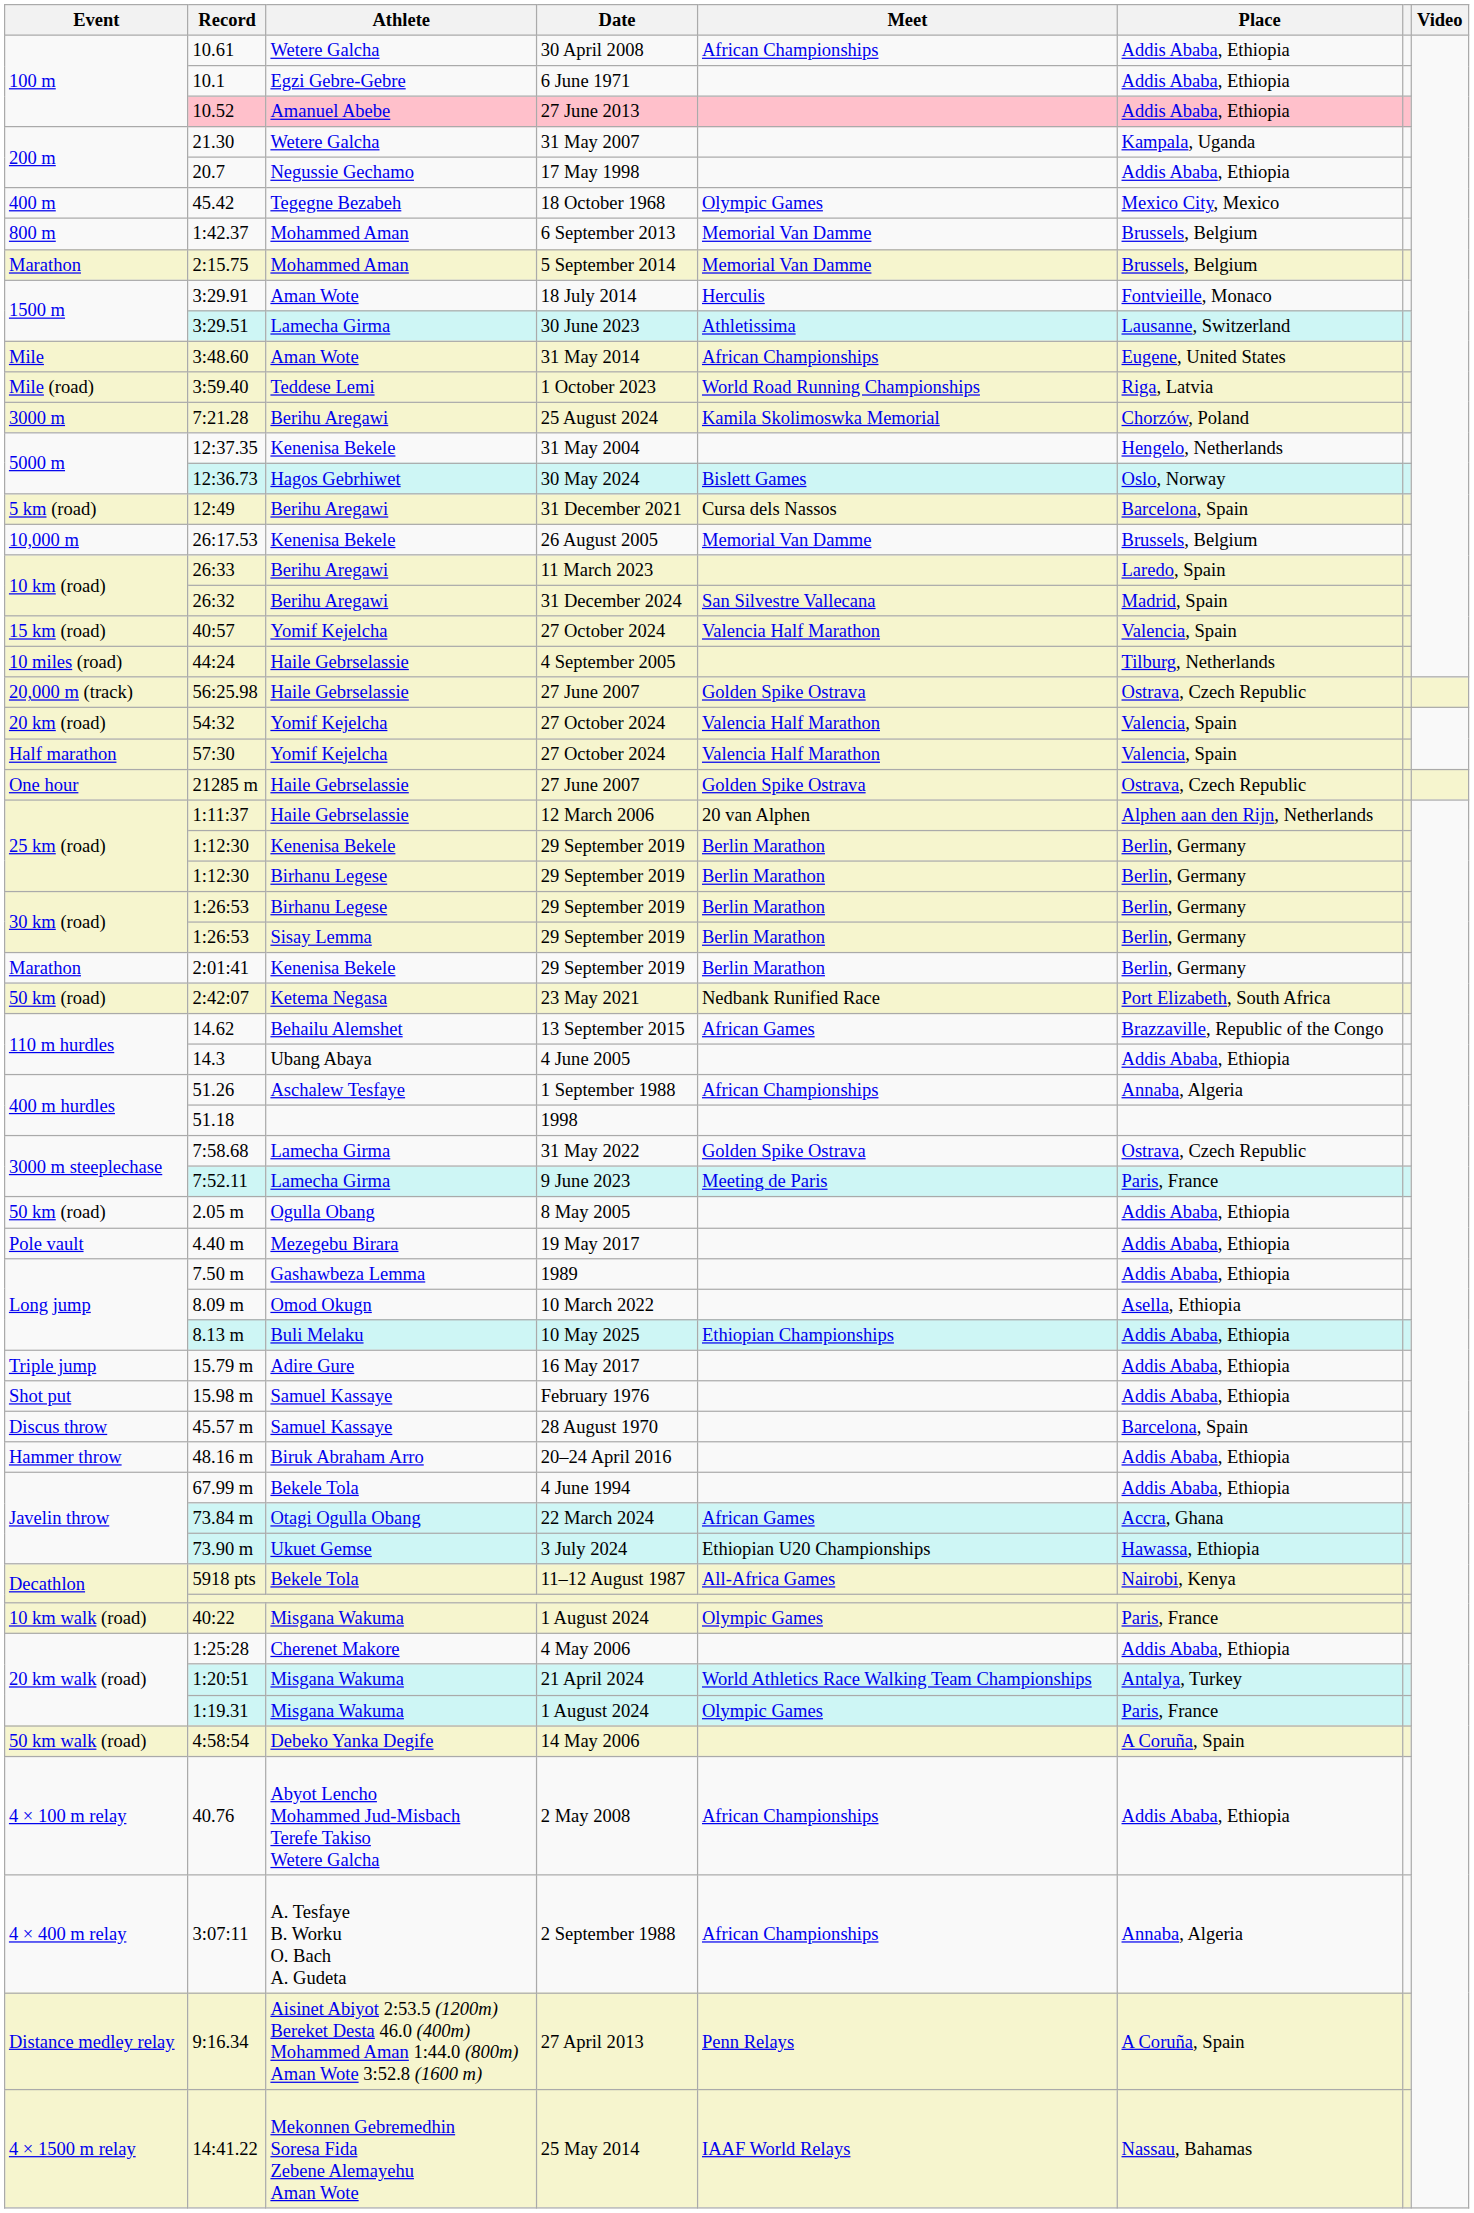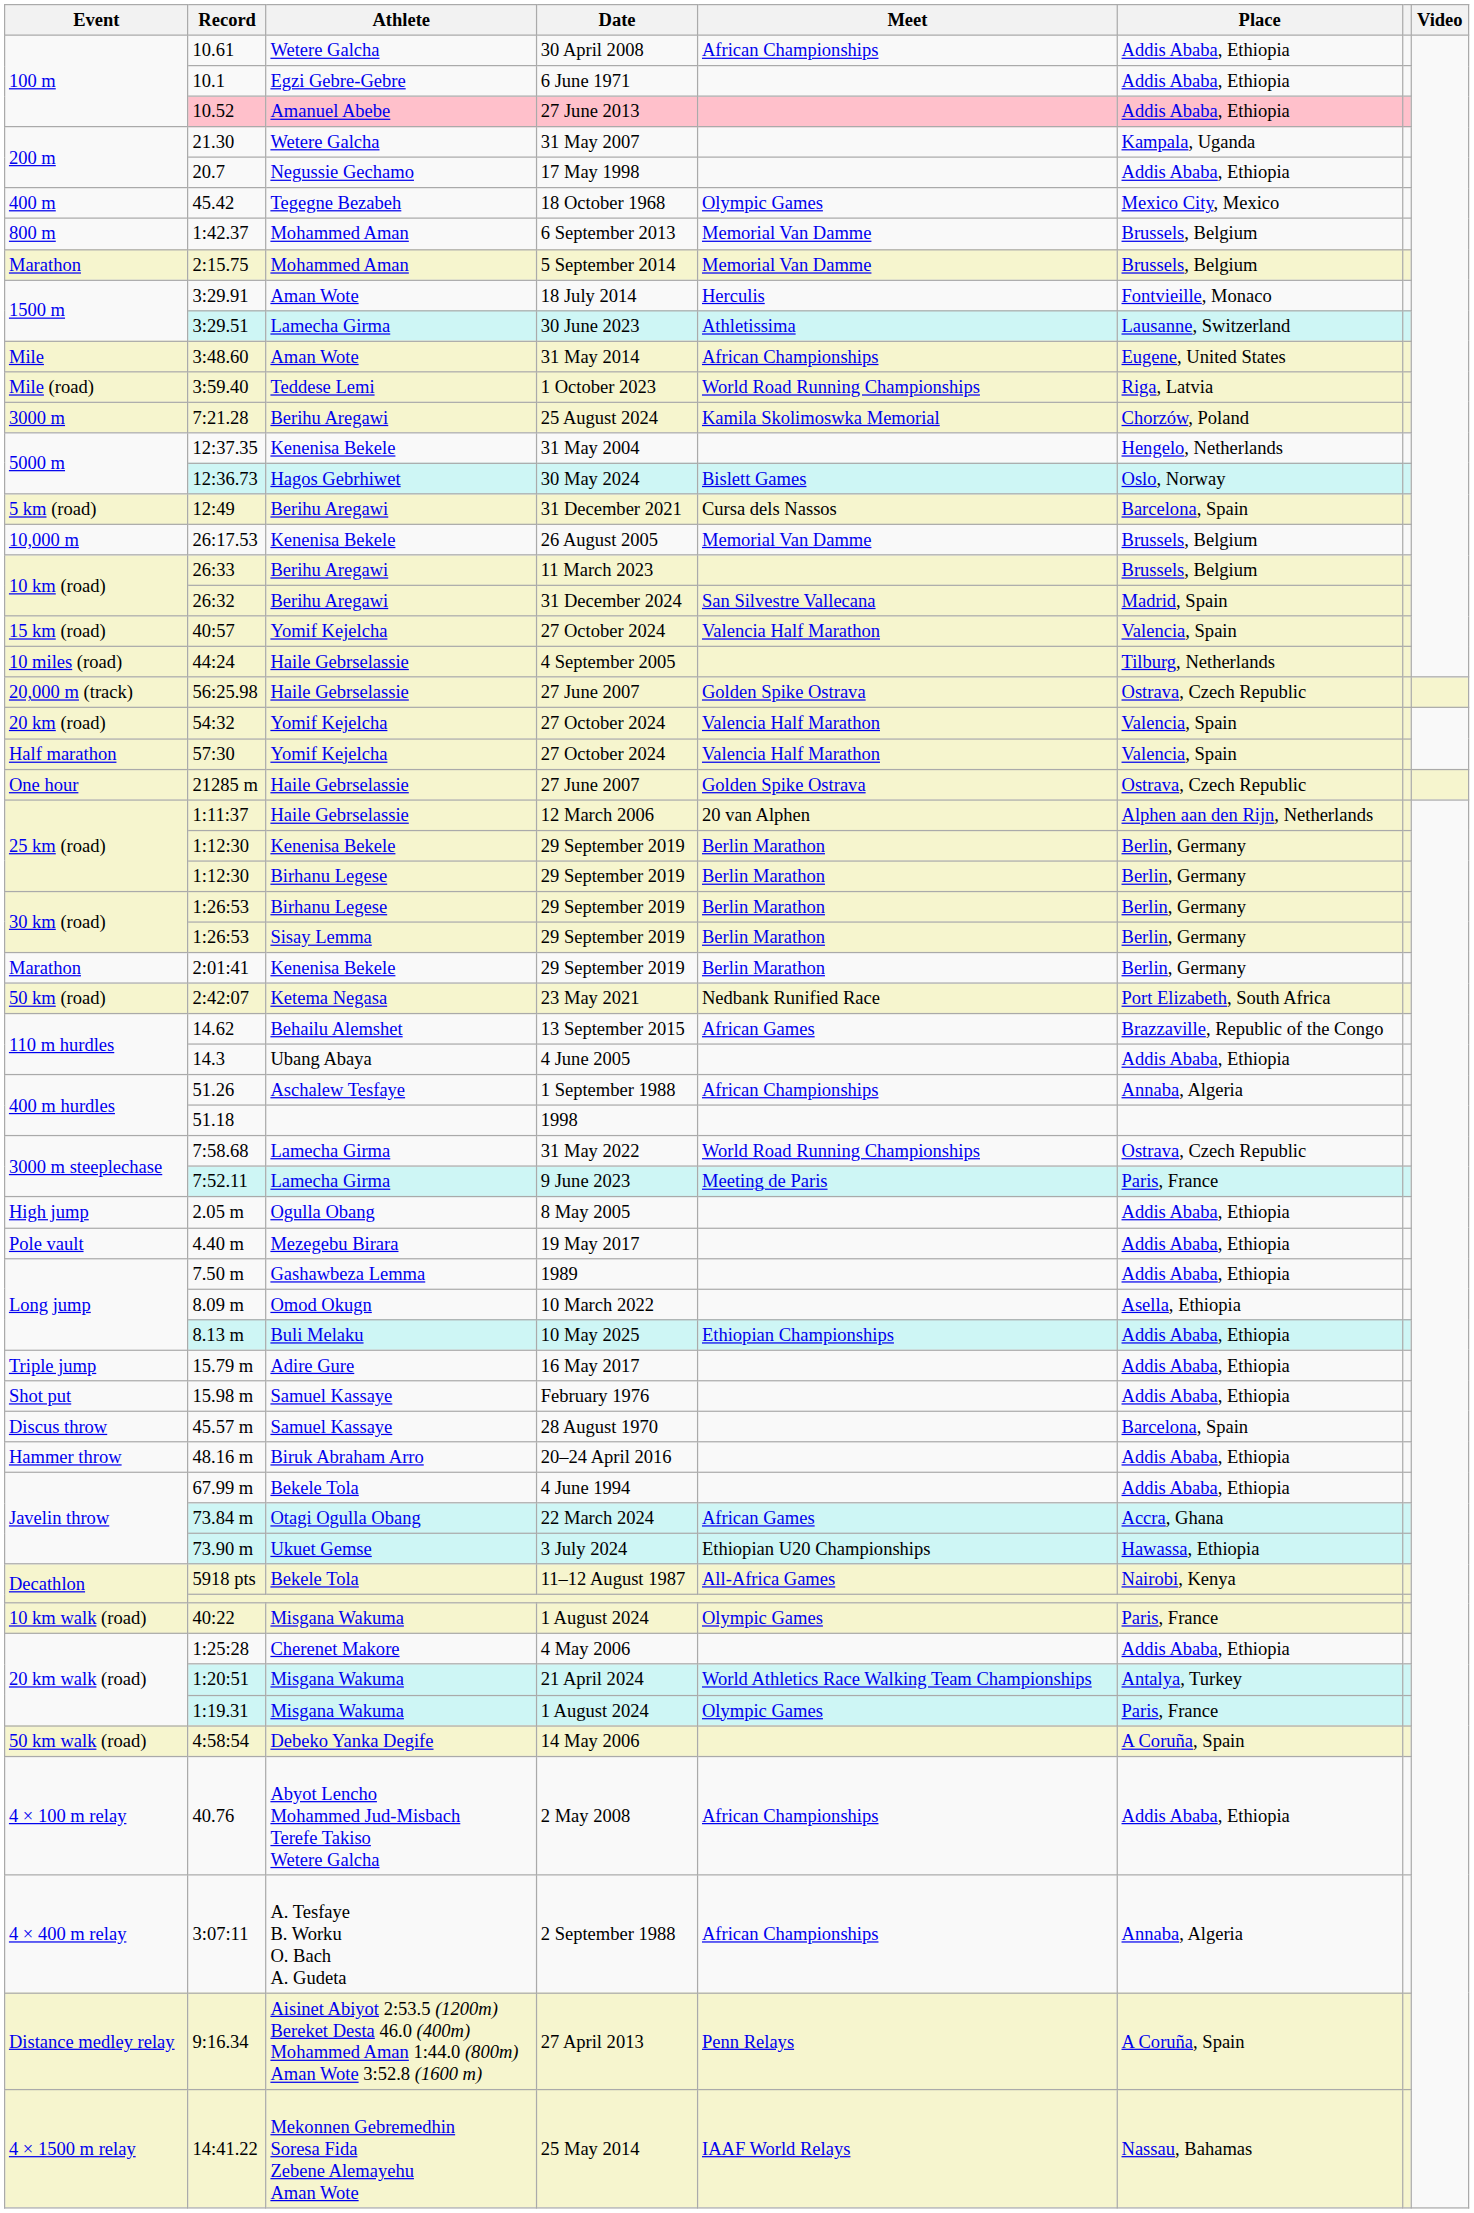(1174, 570) Laredo, Spain -> (1189, 570) Brussels, Belgium
(784, 1151) Golden Spike Ostrava -> (841, 1151) World Road Running Championships
(57, 1212) 50 km (road) -> (49, 1212) High jump
